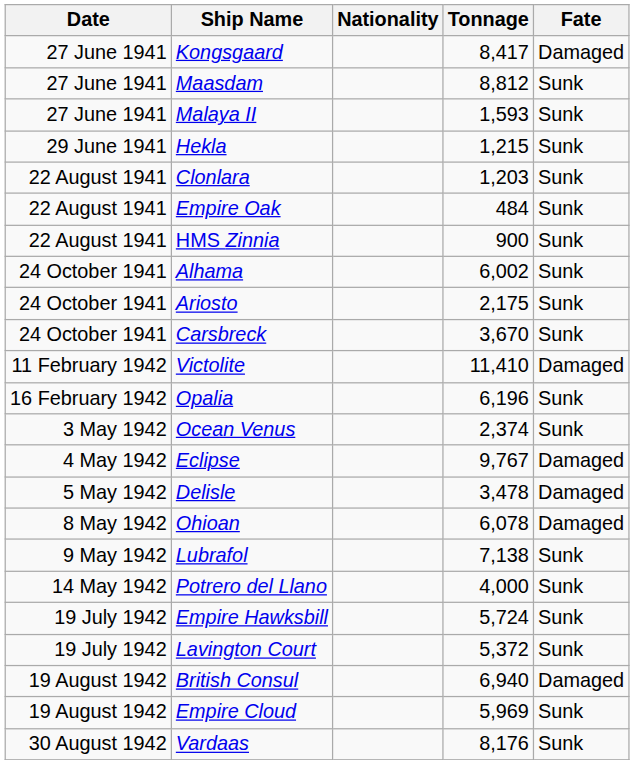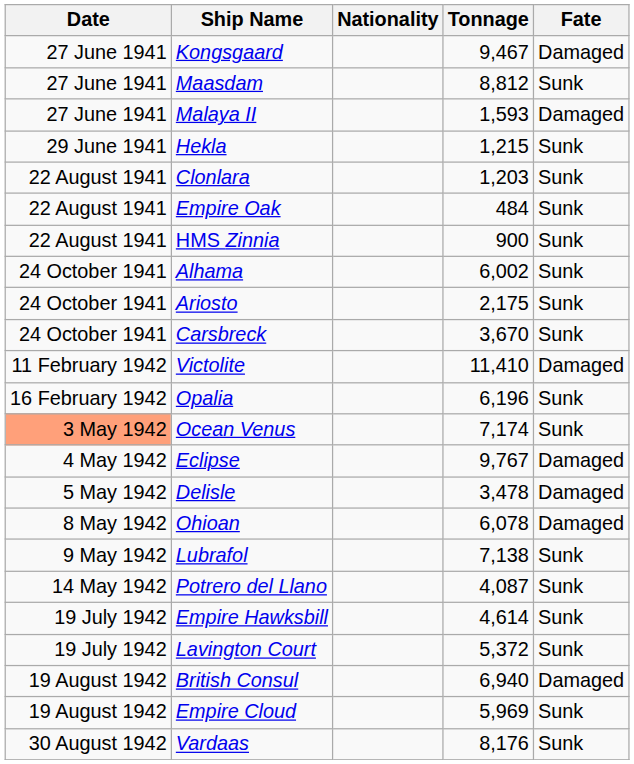(504, 51) 8,417 -> (504, 51) 9,467
(561, 114) Sunk -> (581, 114) Damaged
(115, 429) no background -> (115, 429) lightsalmon background
(504, 429) 2,374 -> (504, 429) 7,174
(504, 586) 4,000 -> (504, 586) 4,087
(504, 618) 5,724 -> (504, 618) 4,614
